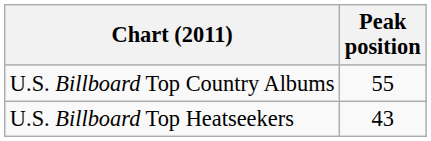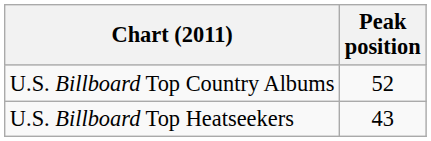(383, 82) 55 -> (383, 82) 52
